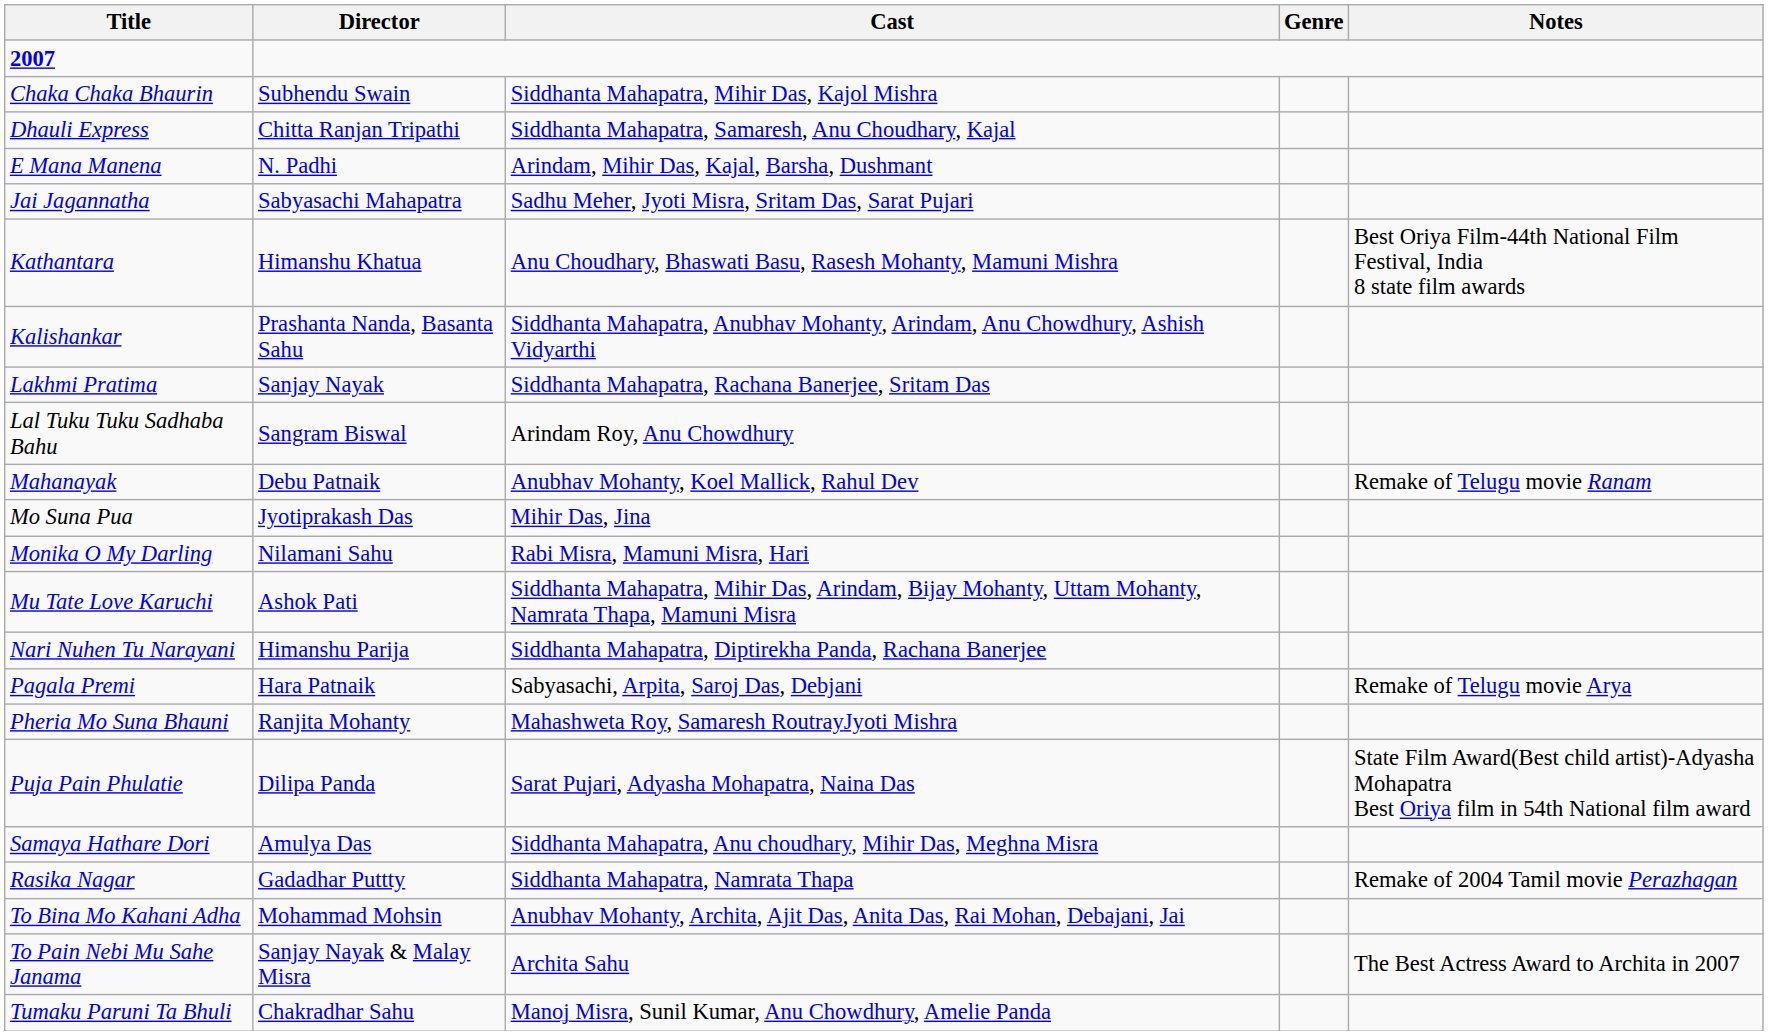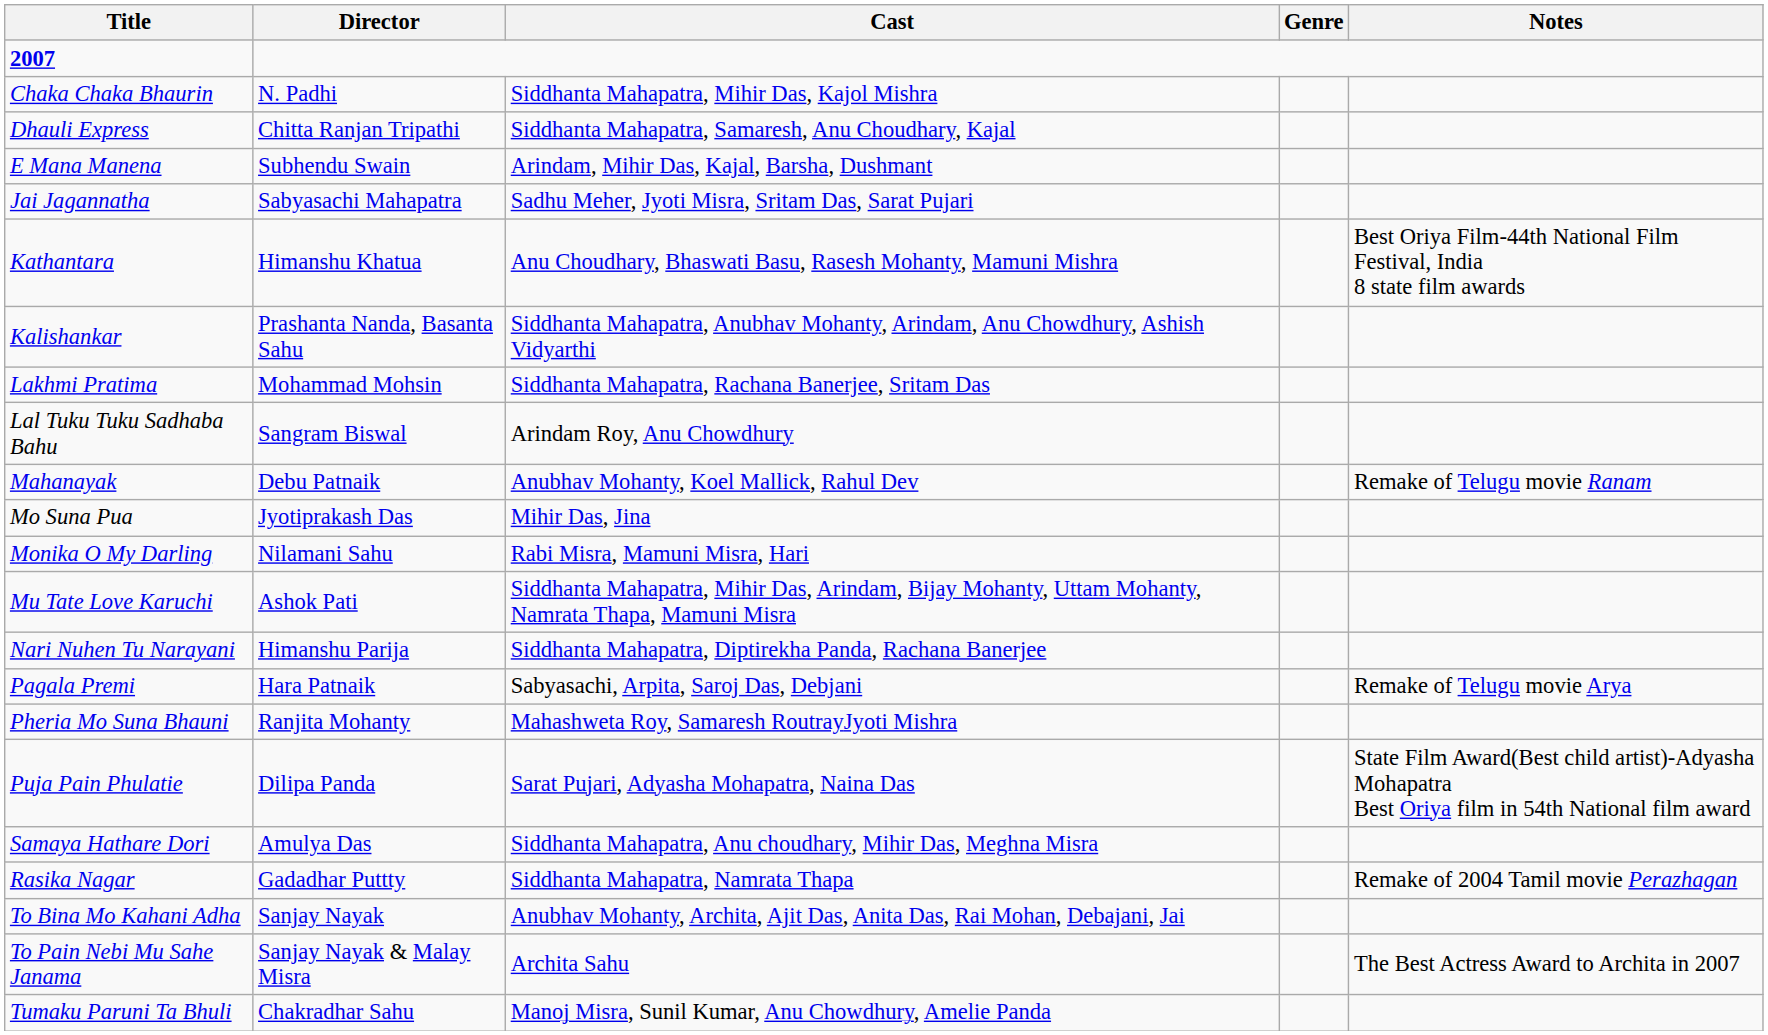(334, 93) Subhendu Swain -> (298, 93) N. Padhi
(298, 165) N. Padhi -> (334, 165) Subhendu Swain
(321, 384) Sanjay Nayak -> (350, 384) Mohammad Mohsin
(350, 915) Mohammad Mohsin -> (321, 915) Sanjay Nayak
